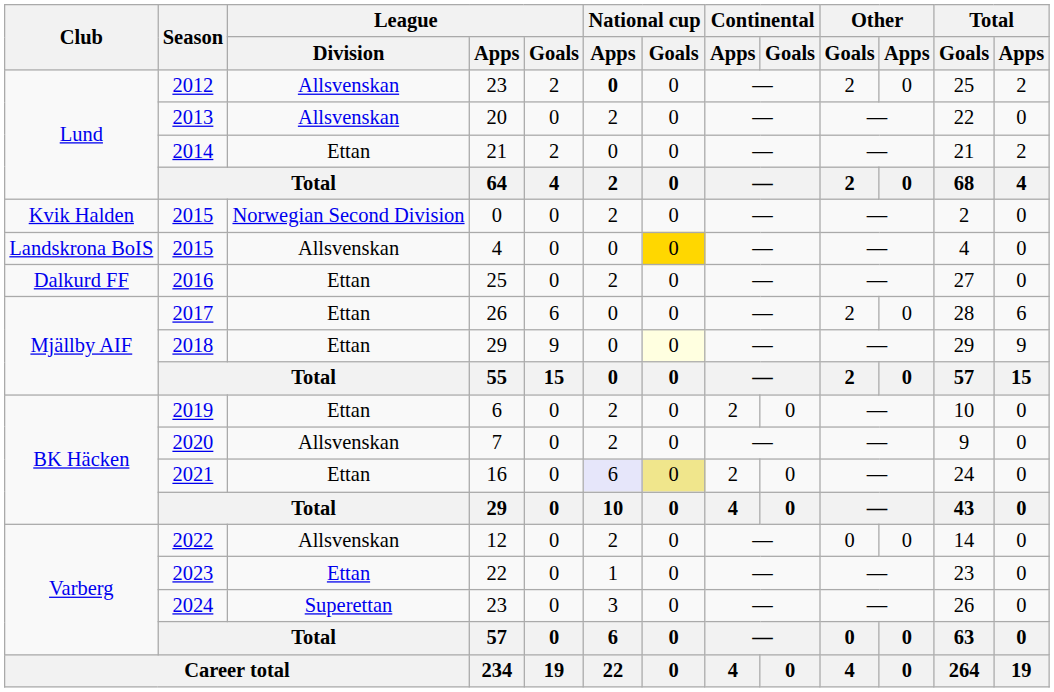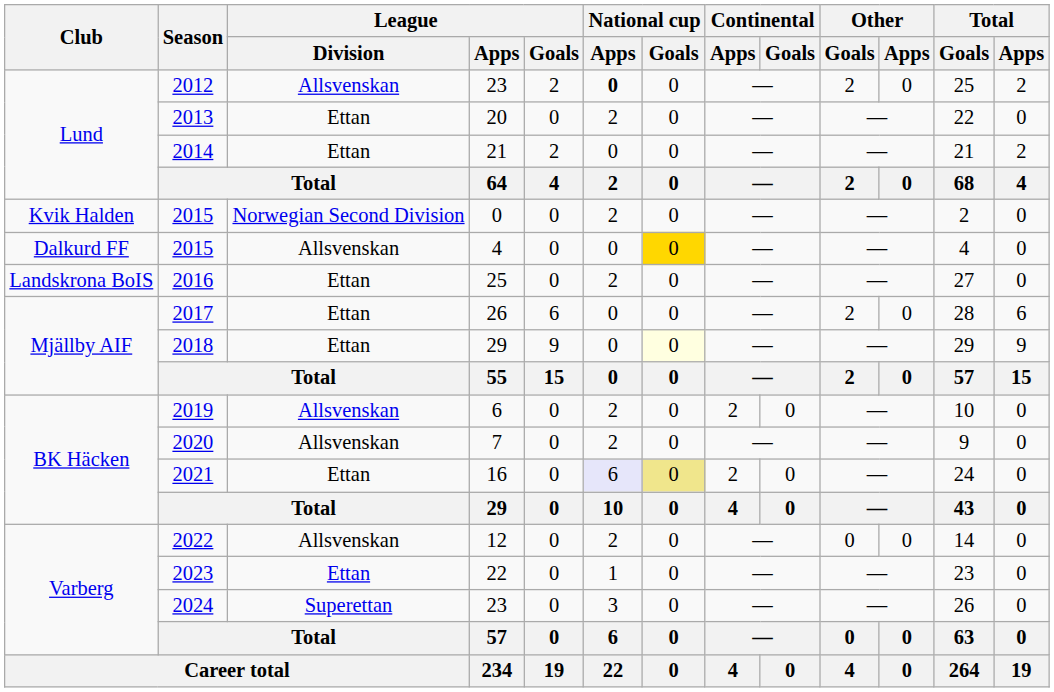(349, 118) Allsvenskan -> (349, 118) Ettan
(81, 248) Landskrona BoIS -> (81, 248) Dalkurd FF
(81, 280) Dalkurd FF -> (81, 280) Landskrona BoIS
(349, 410) Ettan -> (349, 410) Allsvenskan
